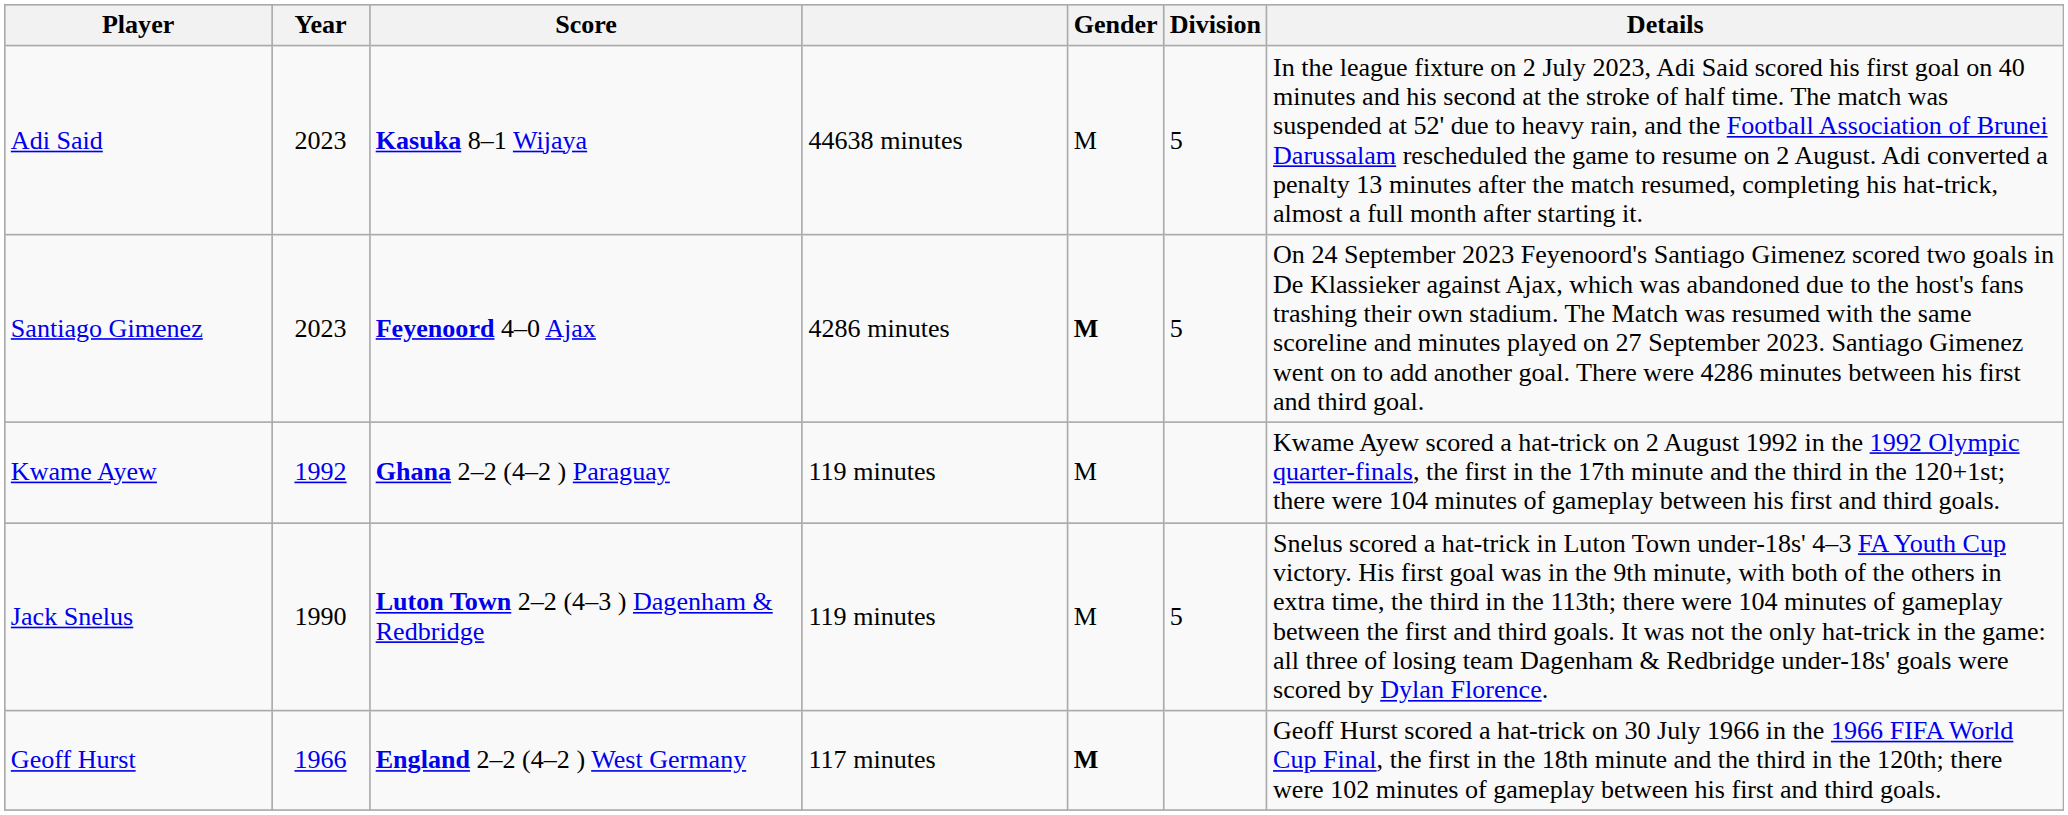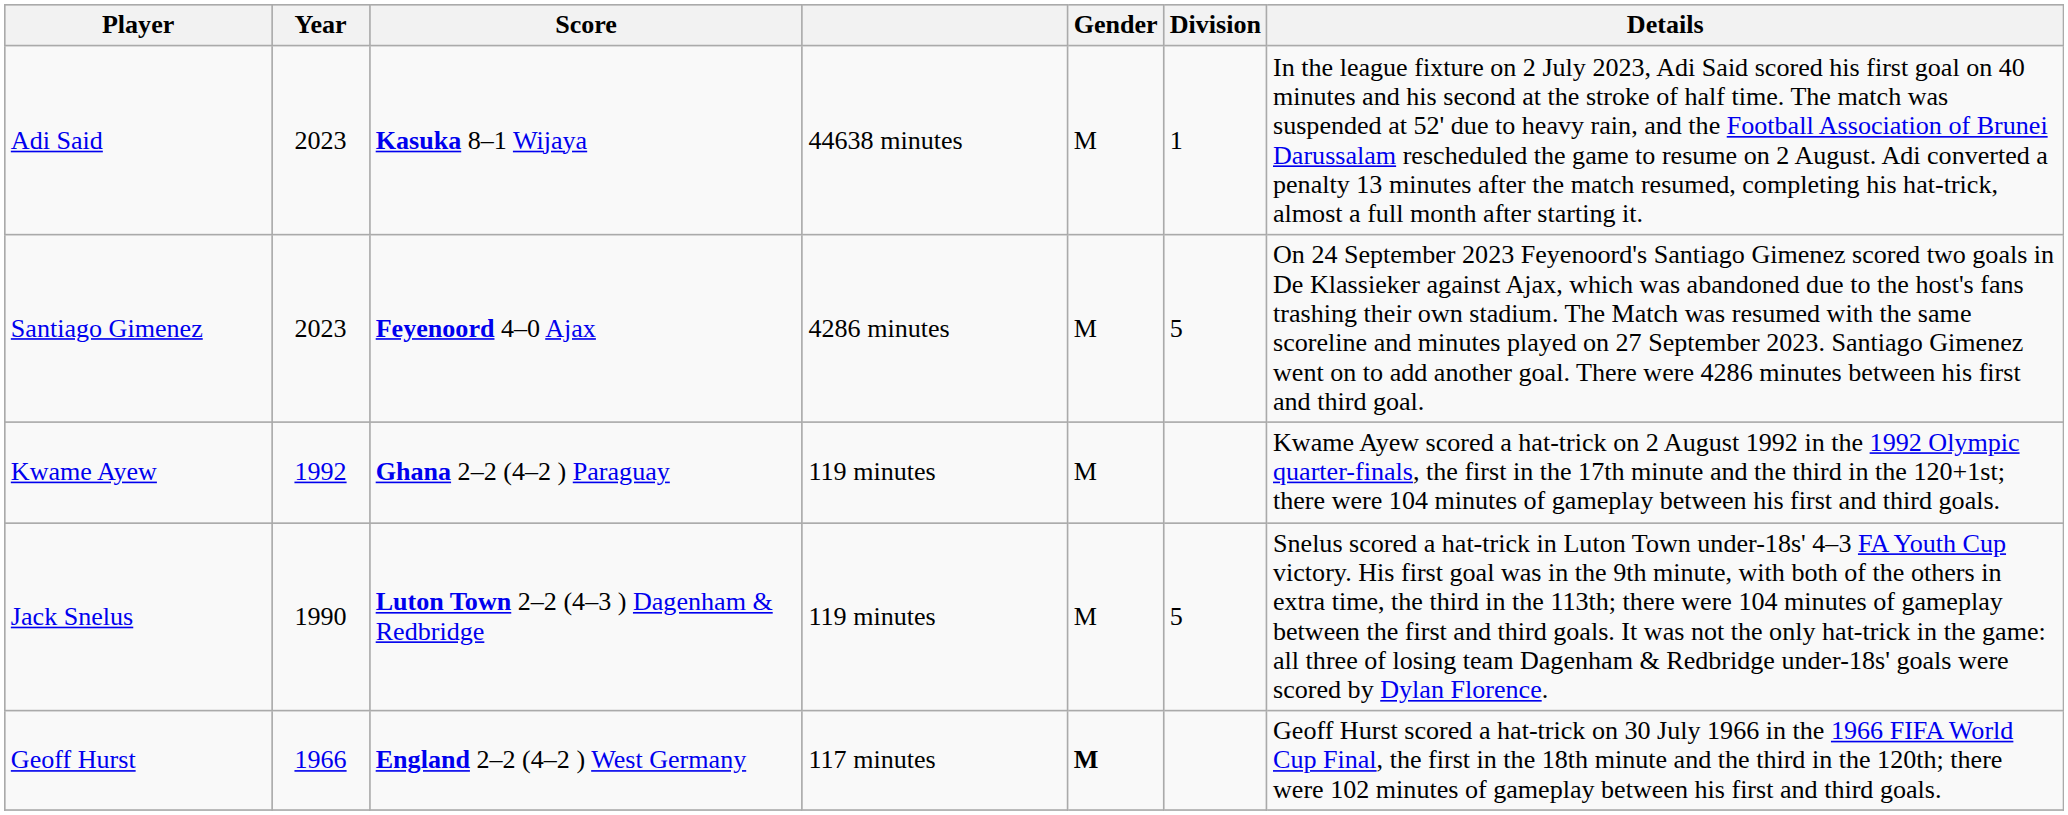(1176, 139) 5 -> (1176, 139) 1
(1086, 327) bold -> (1085, 327) normal
